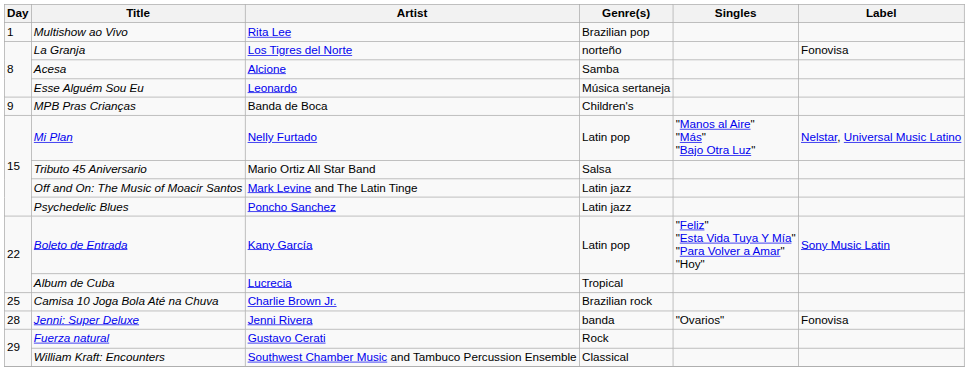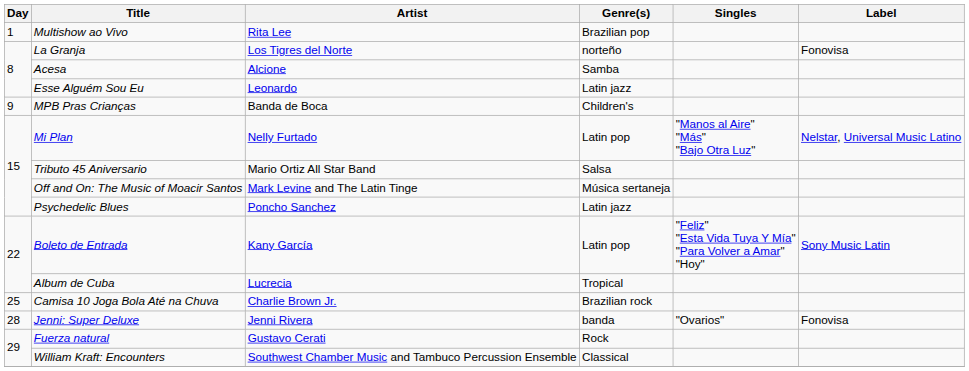(626, 87) Música sertaneja -> (607, 87) Latin jazz
(607, 188) Latin jazz -> (626, 188) Música sertaneja
